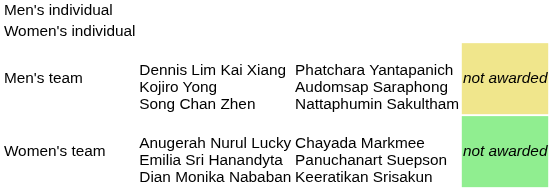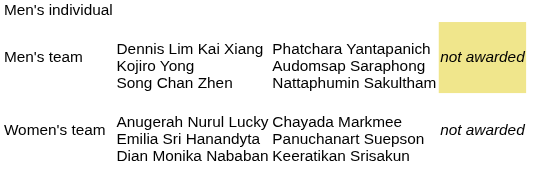- row: (70, 31)
(505, 151) lightgreen background -> (482, 130) no background
